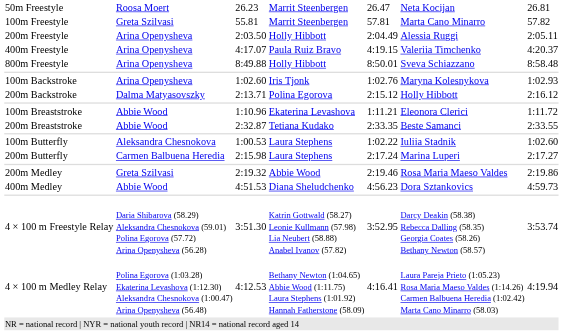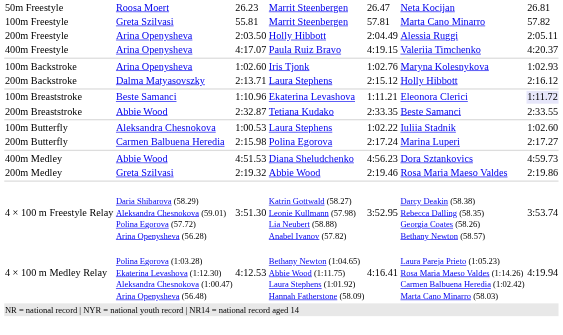- row: (37, 64)
(301, 94) Polina Egorova -> (301, 80) Laura Stephens
(142, 111) Abbie Wood -> (146, 97) Beste Samanci
(542, 111) no background -> (542, 97) lavender background
(301, 156) Laura Stephens -> (301, 142) Polina Egorova
rows swapped: (34, 172) <-> (34, 187)
